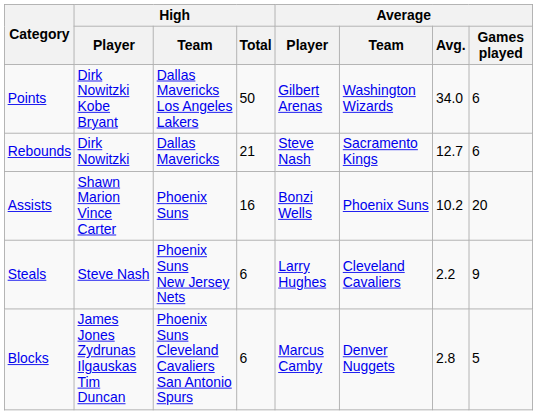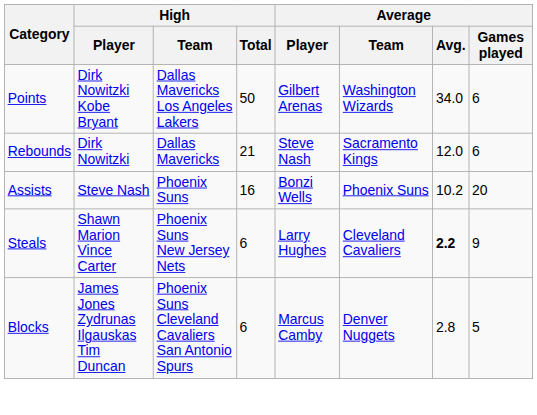(450, 152) 12.7 -> (450, 152) 12.0
(99, 205) Shawn Marion Vince Carter -> (114, 189) Steve Nash
(114, 274) Steve Nash -> (99, 243) Shawn Marion Vince Carter
(446, 274) normal -> (446, 243) bold
